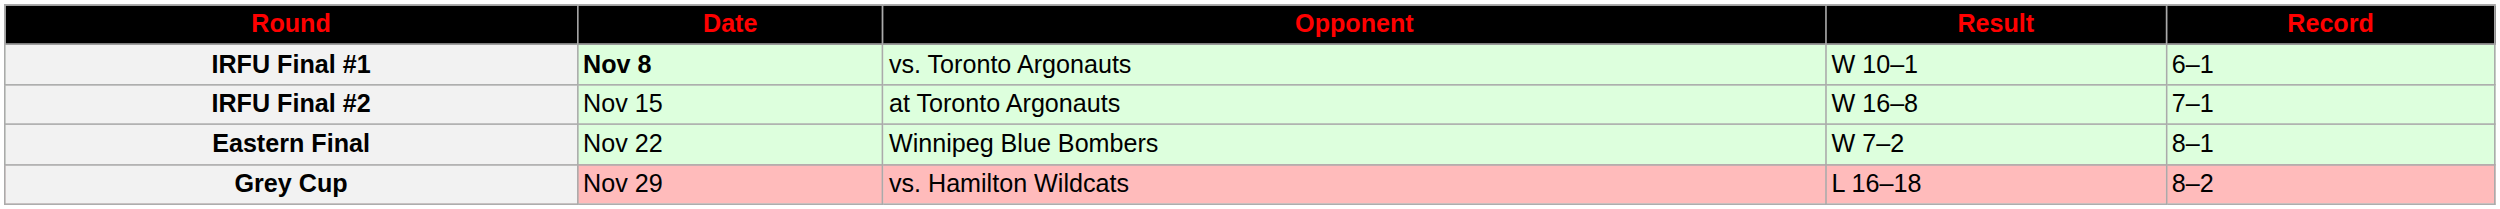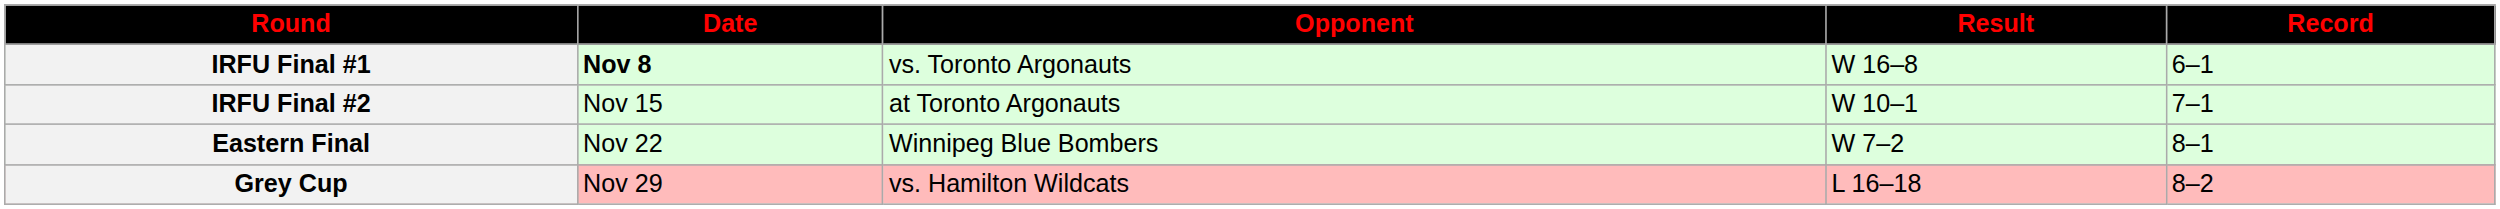(1875, 64) W 10–1 -> (1875, 64) W 16–8
(1875, 104) W 16–8 -> (1875, 104) W 10–1
